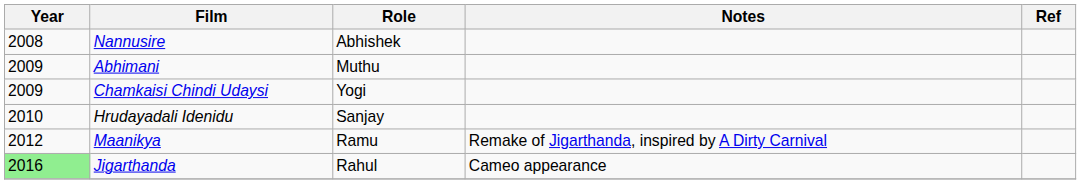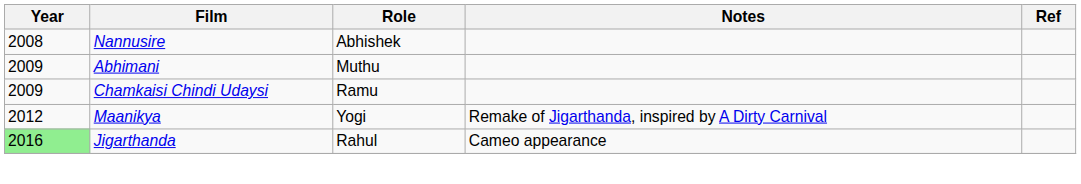(351, 91) Yogi -> (357, 91) Ramu
- row: (163, 116)
(357, 141) Ramu -> (351, 116) Yogi
